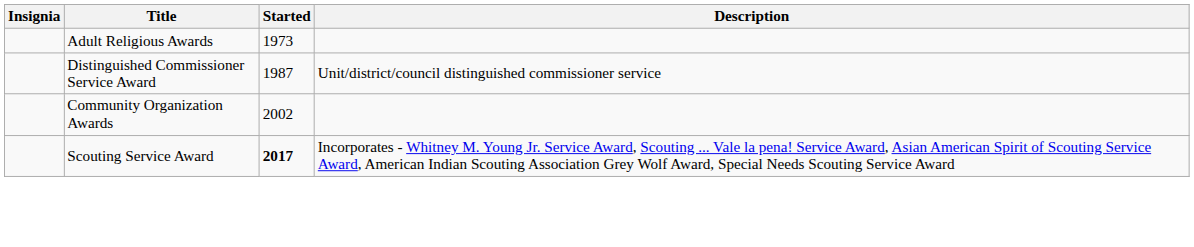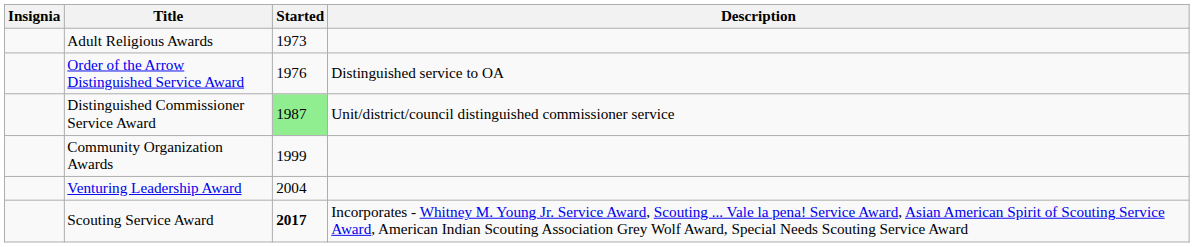+ row: (156, 73)
(278, 73) no background -> (291, 114) lightgreen background
(278, 114) 2002 -> (291, 155) 1999
+ row: (154, 188)
